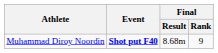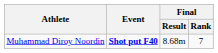(201, 41) 9 -> (201, 41) 7
